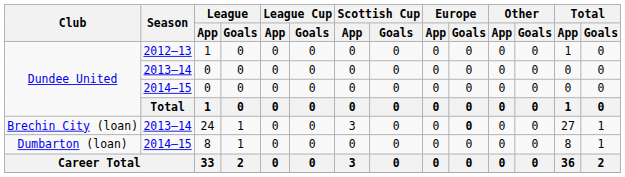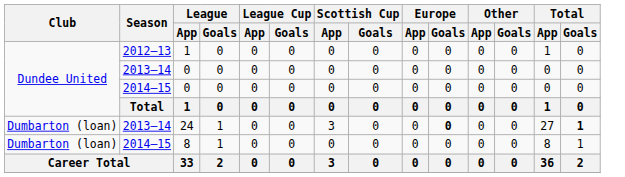(73, 126) Brechin City (loan) -> (62, 126) Dumbarton (loan)
(601, 126) normal -> (580, 126) bold
